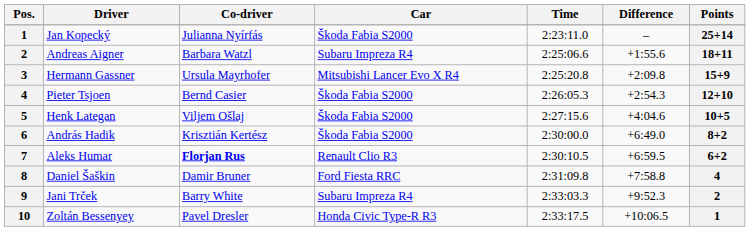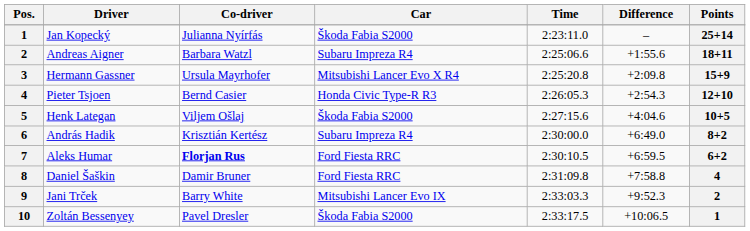(365, 95) Škoda Fabia S2000 -> (377, 95) Honda Civic Type-R R3
(365, 136) Škoda Fabia S2000 -> (365, 136) Subaru Impreza R4
(357, 156) Renault Clio R3 -> (359, 156) Ford Fiesta RRC
(365, 196) Subaru Impreza R4 -> (382, 196) Mitsubishi Lancer Evo IX
(377, 216) Honda Civic Type-R R3 -> (365, 216) Škoda Fabia S2000
